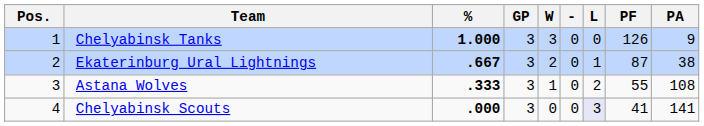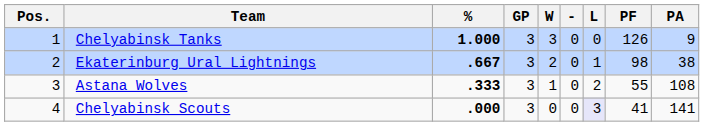(640, 63) 87 -> (640, 63) 98
